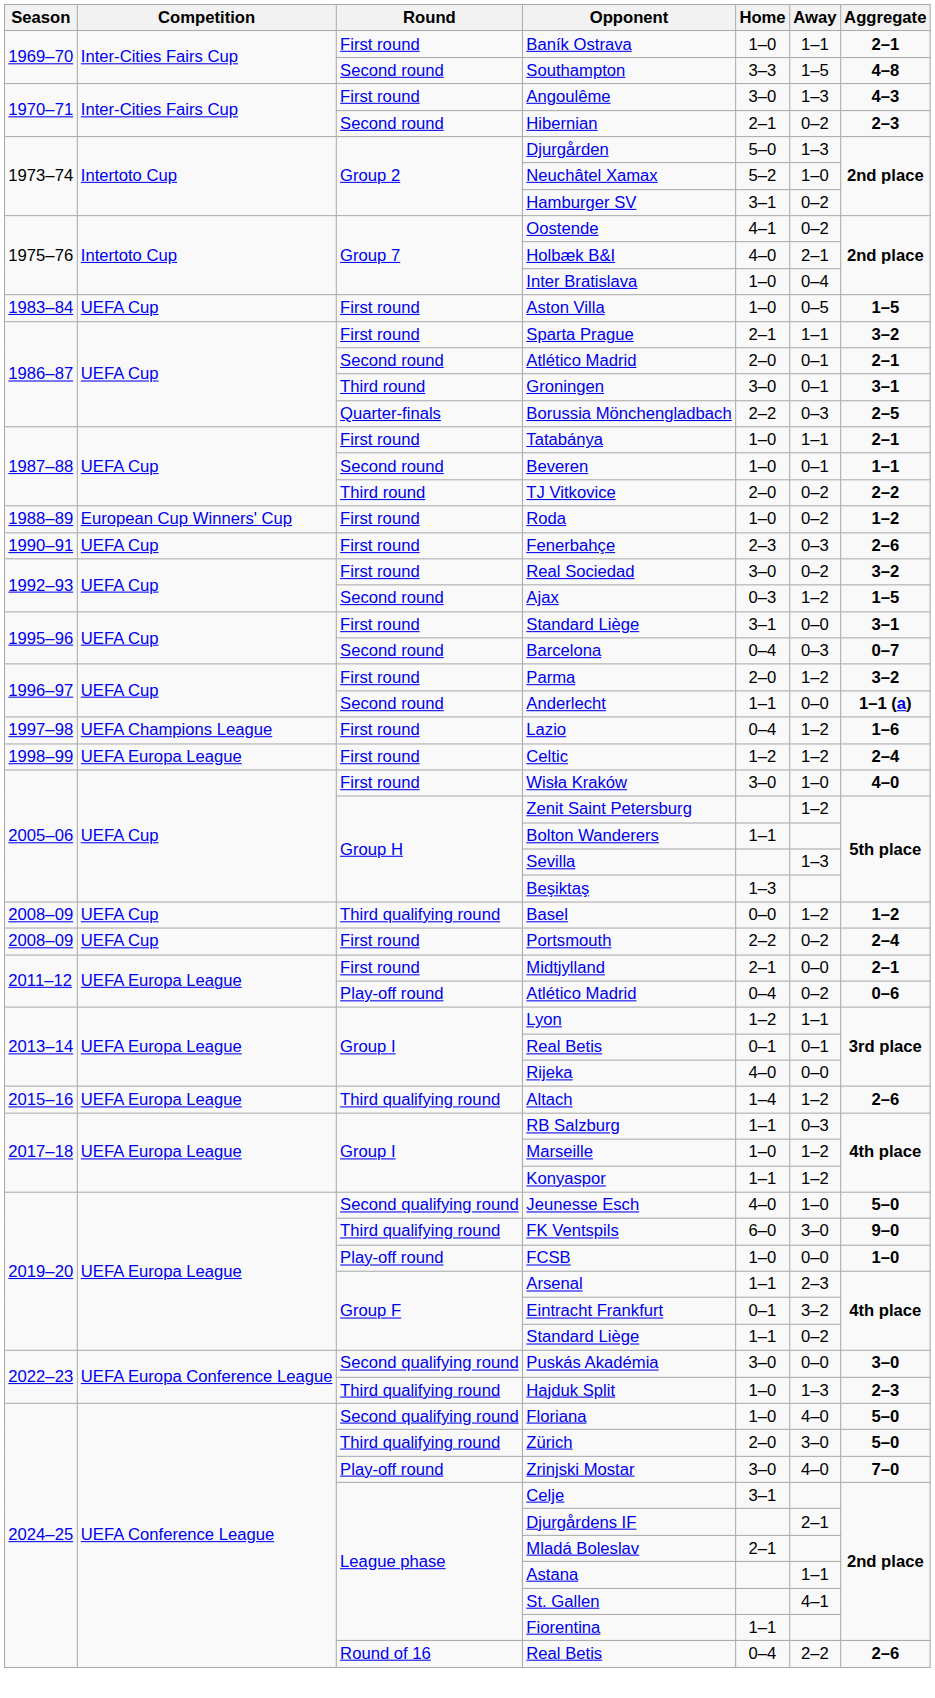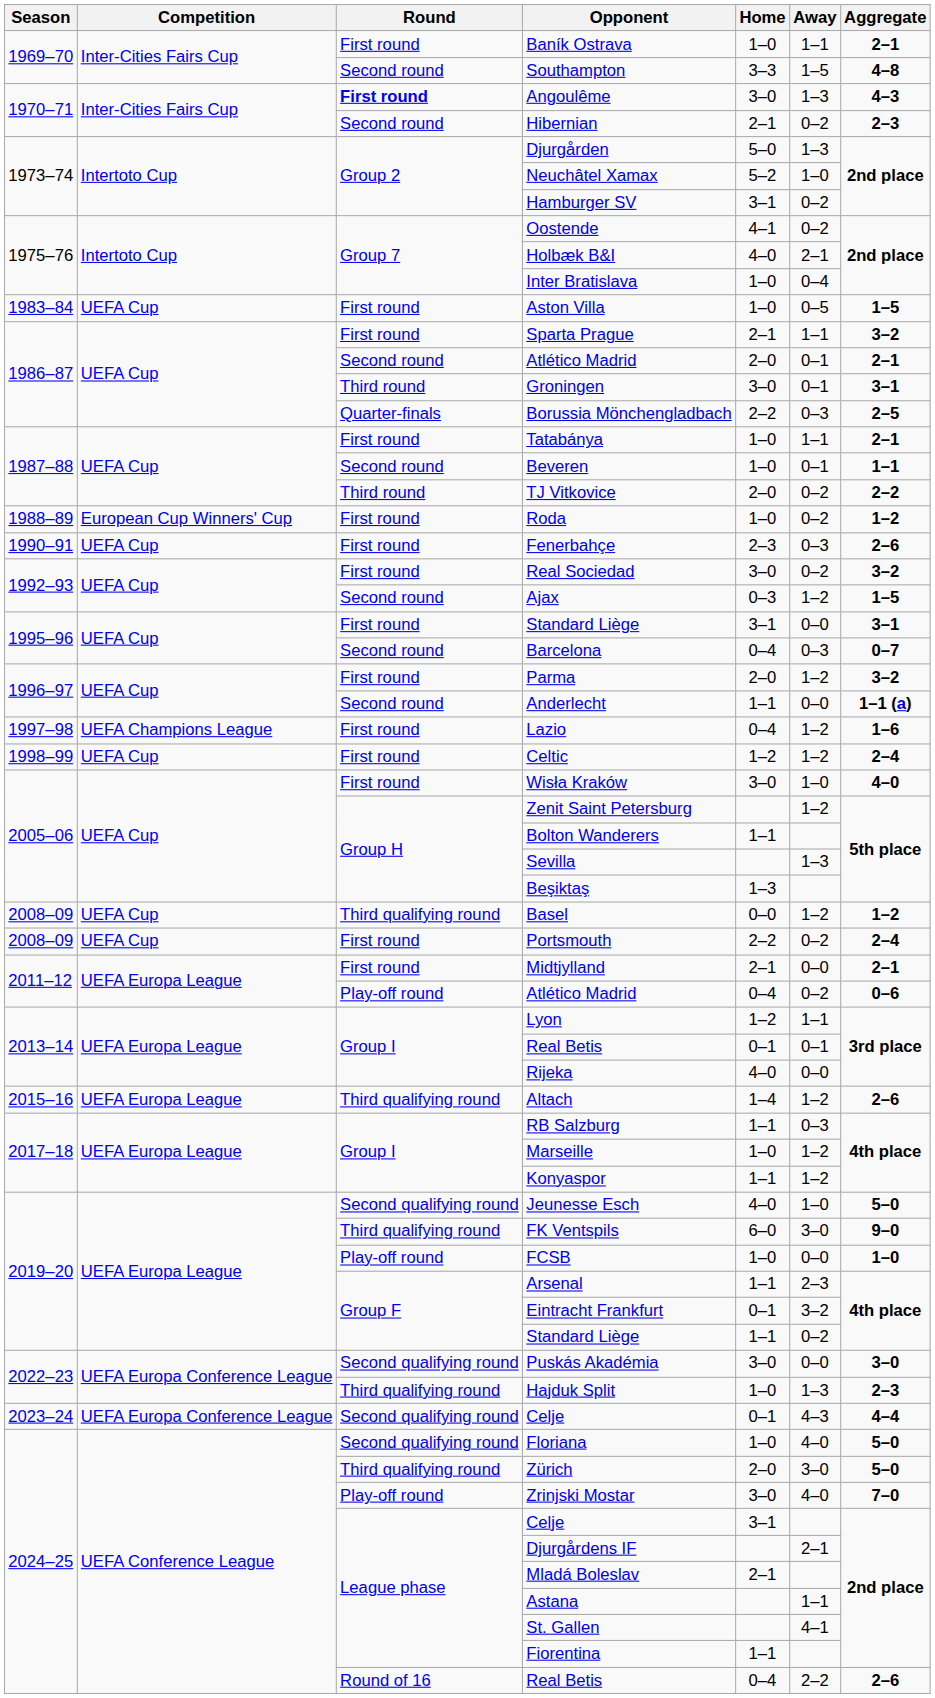(380, 96) normal -> (384, 96) bold
(161, 756) UEFA Europa League -> (120, 756) UEFA Cup
+ row: (41, 1416)
